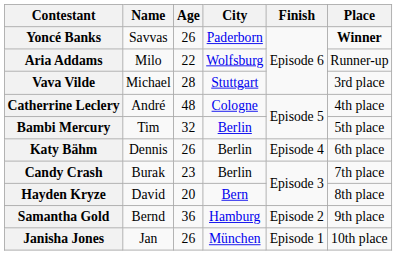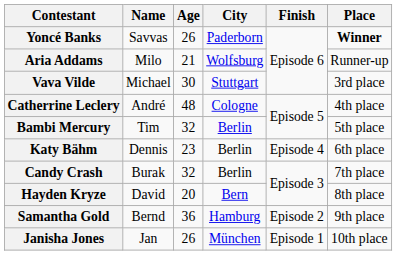(188, 60) 22 -> (188, 60) 21
(188, 83) 28 -> (188, 83) 30
(188, 150) 26 -> (188, 150) 23
(188, 172) 23 -> (188, 172) 32
